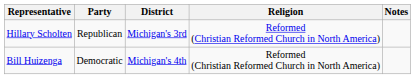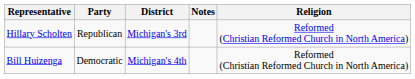columns swapped: (286, 12) <-> (396, 12)
